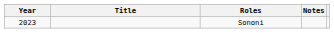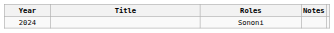(27, 22) 2023 -> (27, 22) 2024
